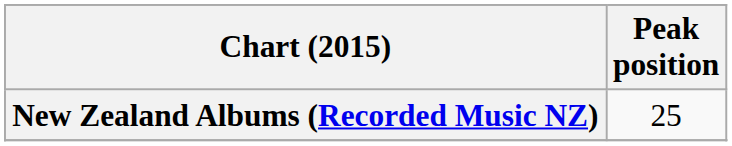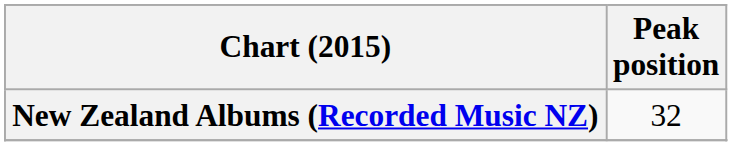(666, 114) 25 -> (666, 114) 32
